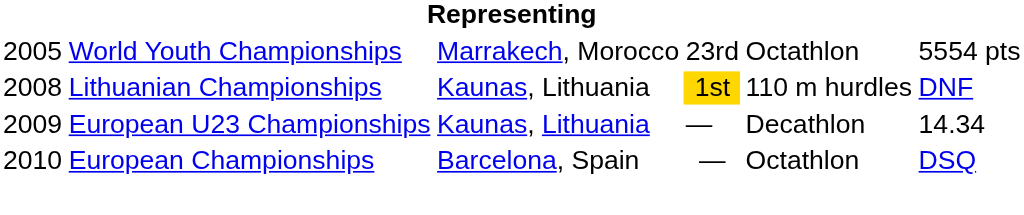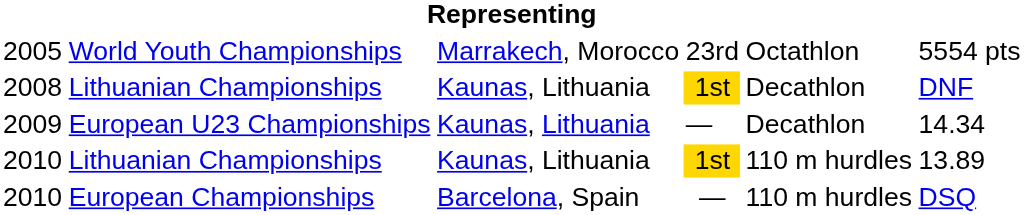(829, 87) 110 m hurdles -> (805, 87) Decathlon
+ row: (33, 160)
(802, 160) Octathlon -> (829, 197) 110 m hurdles
